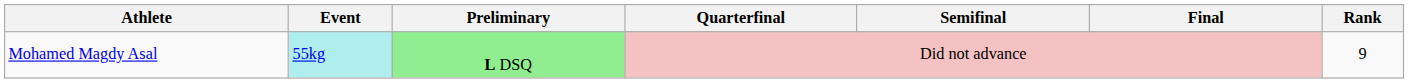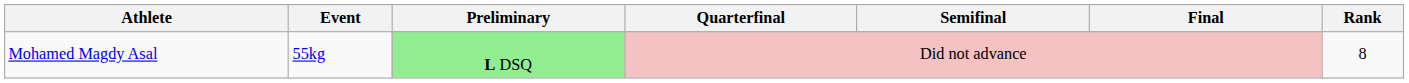(309, 54) paleturquoise background -> (309, 54) no background
(1363, 54) 9 -> (1363, 54) 8
